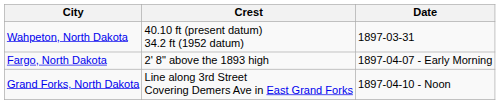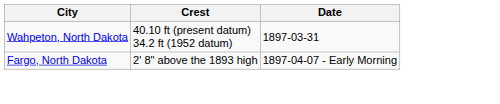- row: (73, 84)
